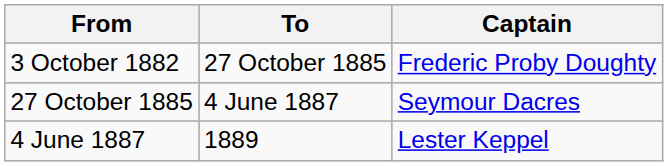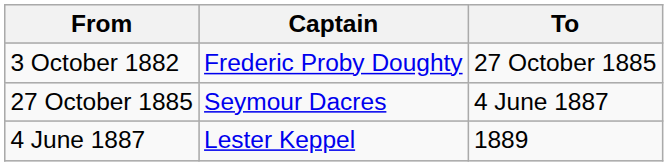columns swapped: (295, 23) <-> (527, 23)
